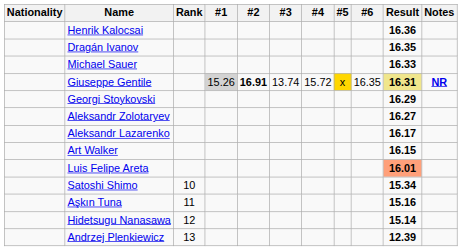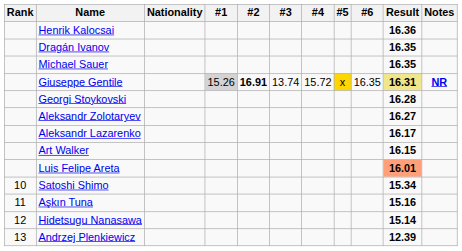columns swapped: (189, 13) <-> (35, 13)
(403, 64) 16.33 -> (403, 64) 16.35
(403, 99) 16.29 -> (403, 99) 16.28
